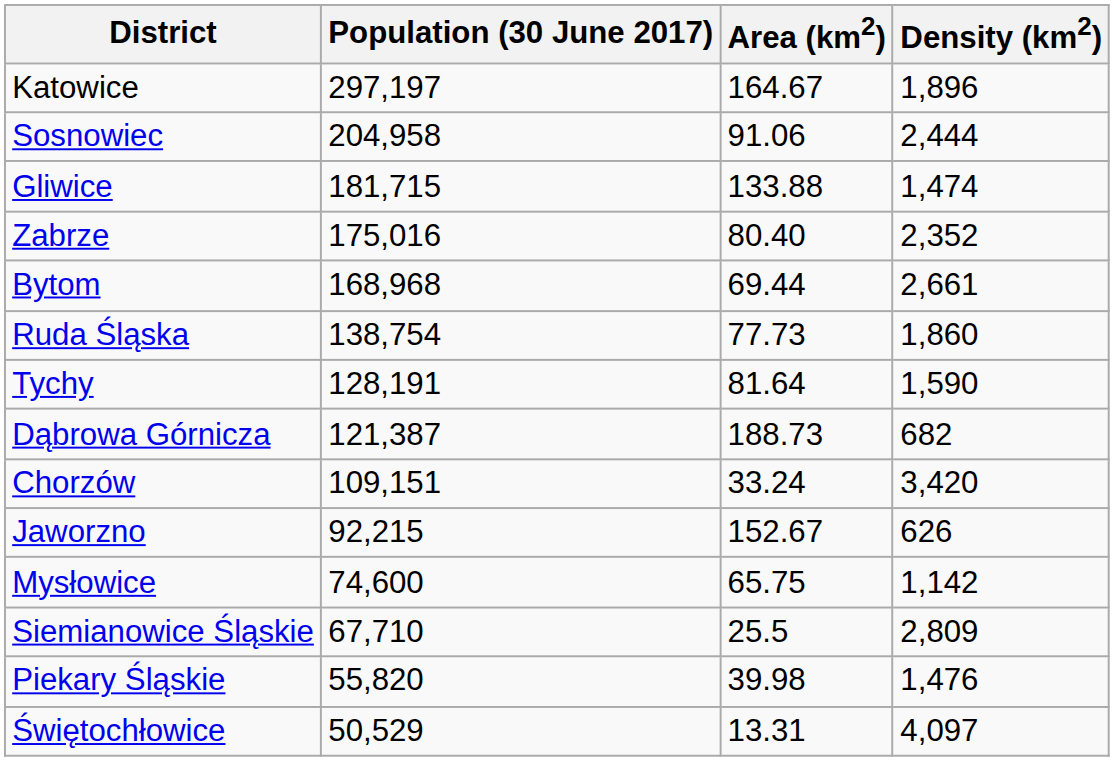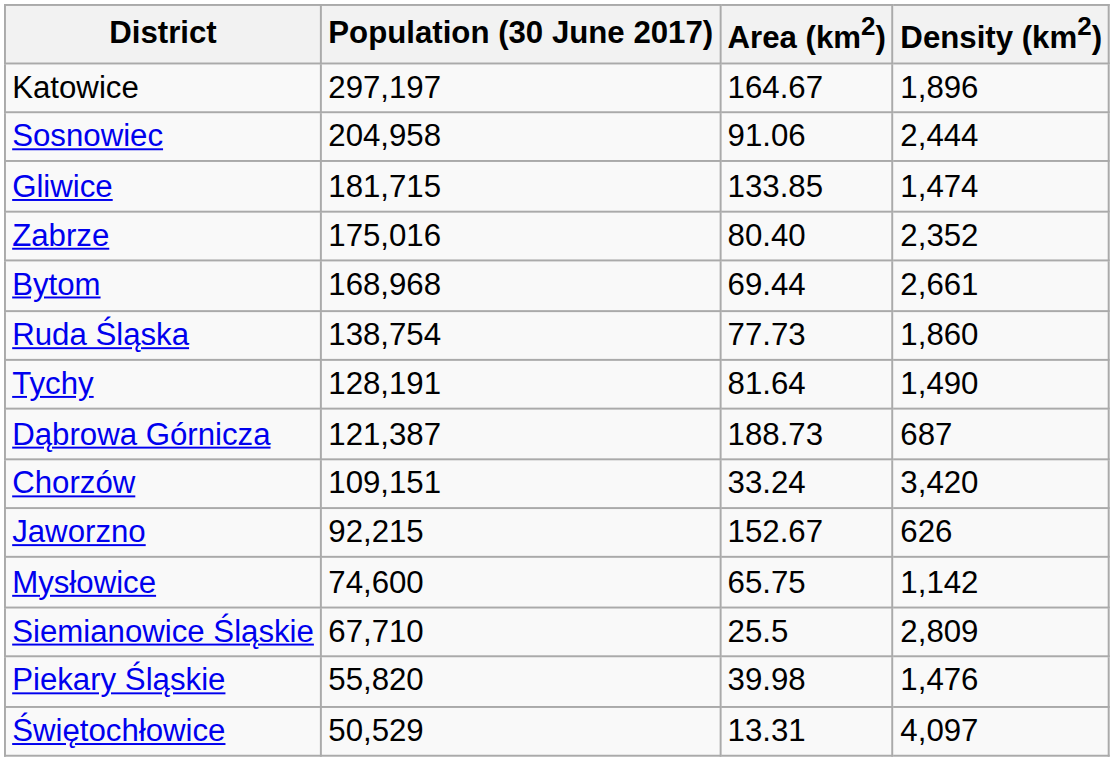(775, 186) 133.88 -> (775, 186) 133.85
(939, 384) 1,590 -> (939, 384) 1,490
(926, 433) 682 -> (926, 433) 687
